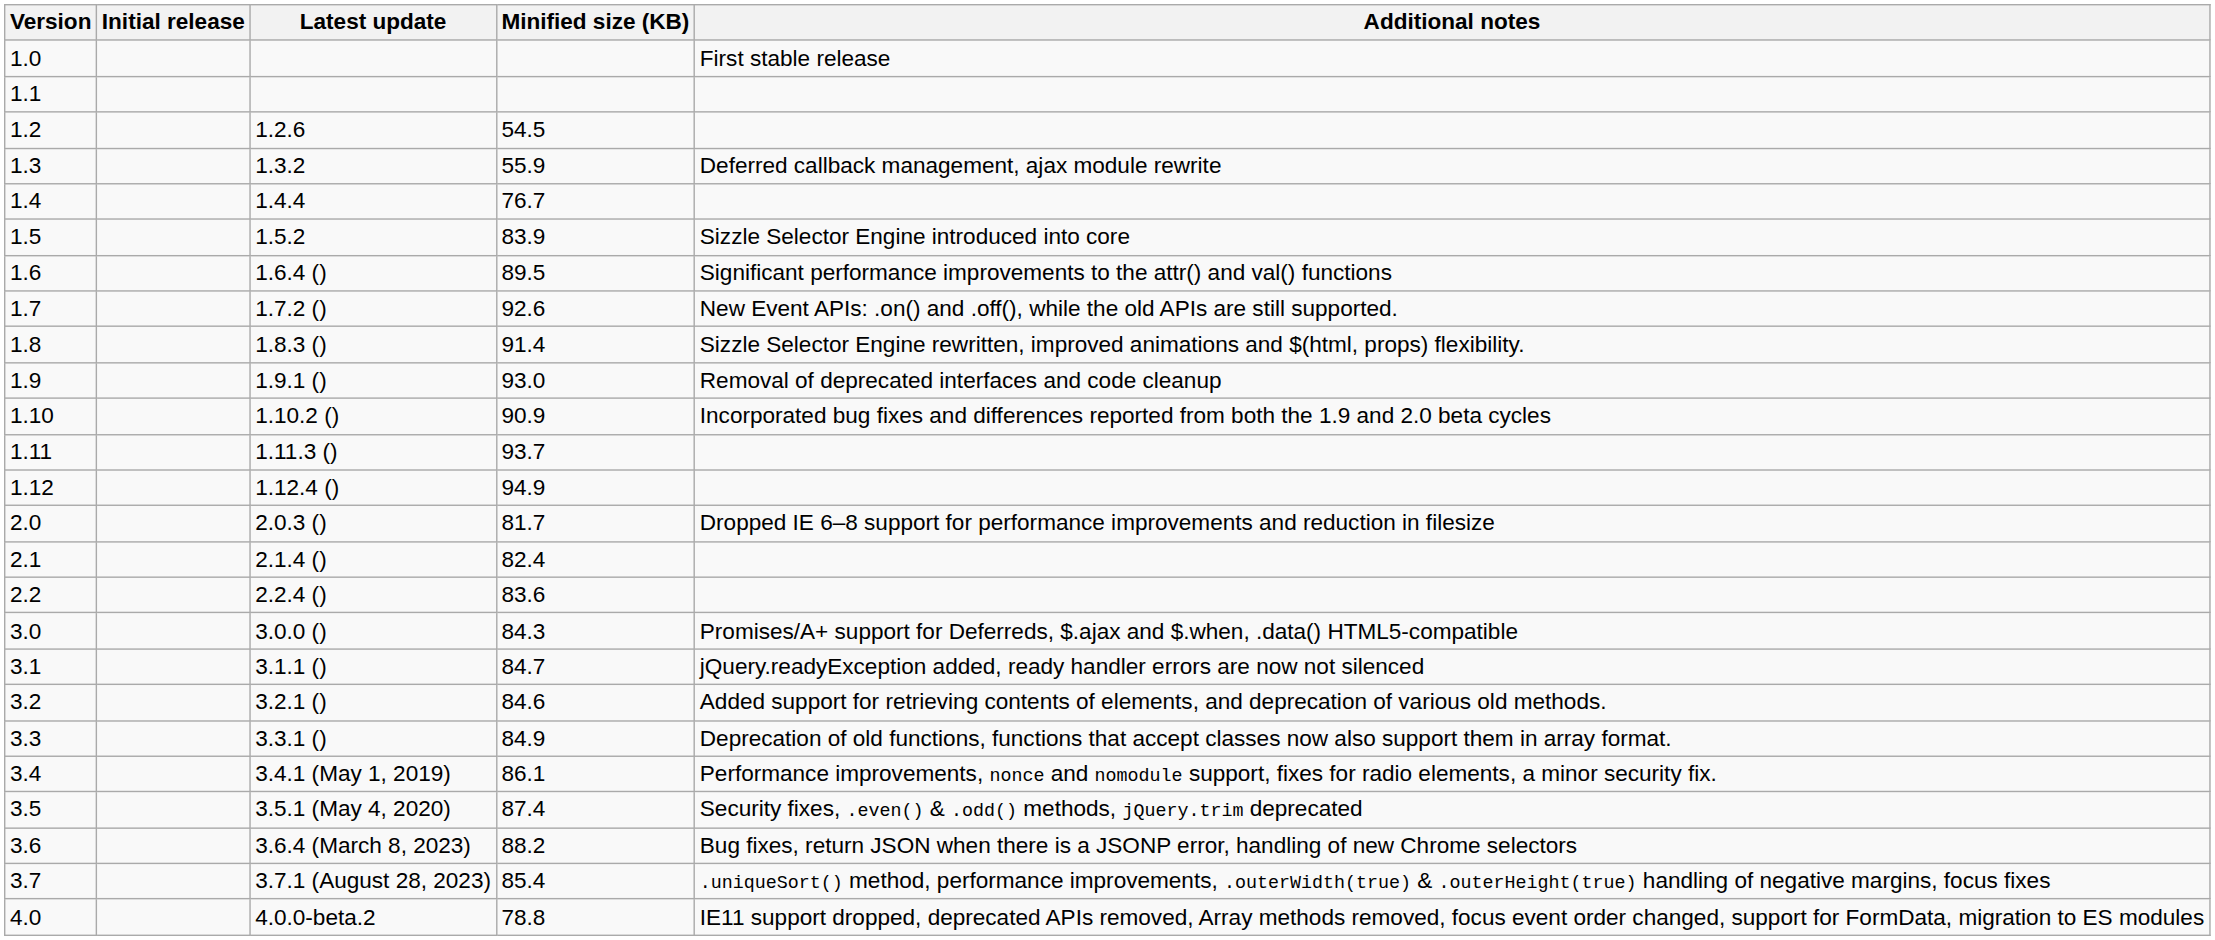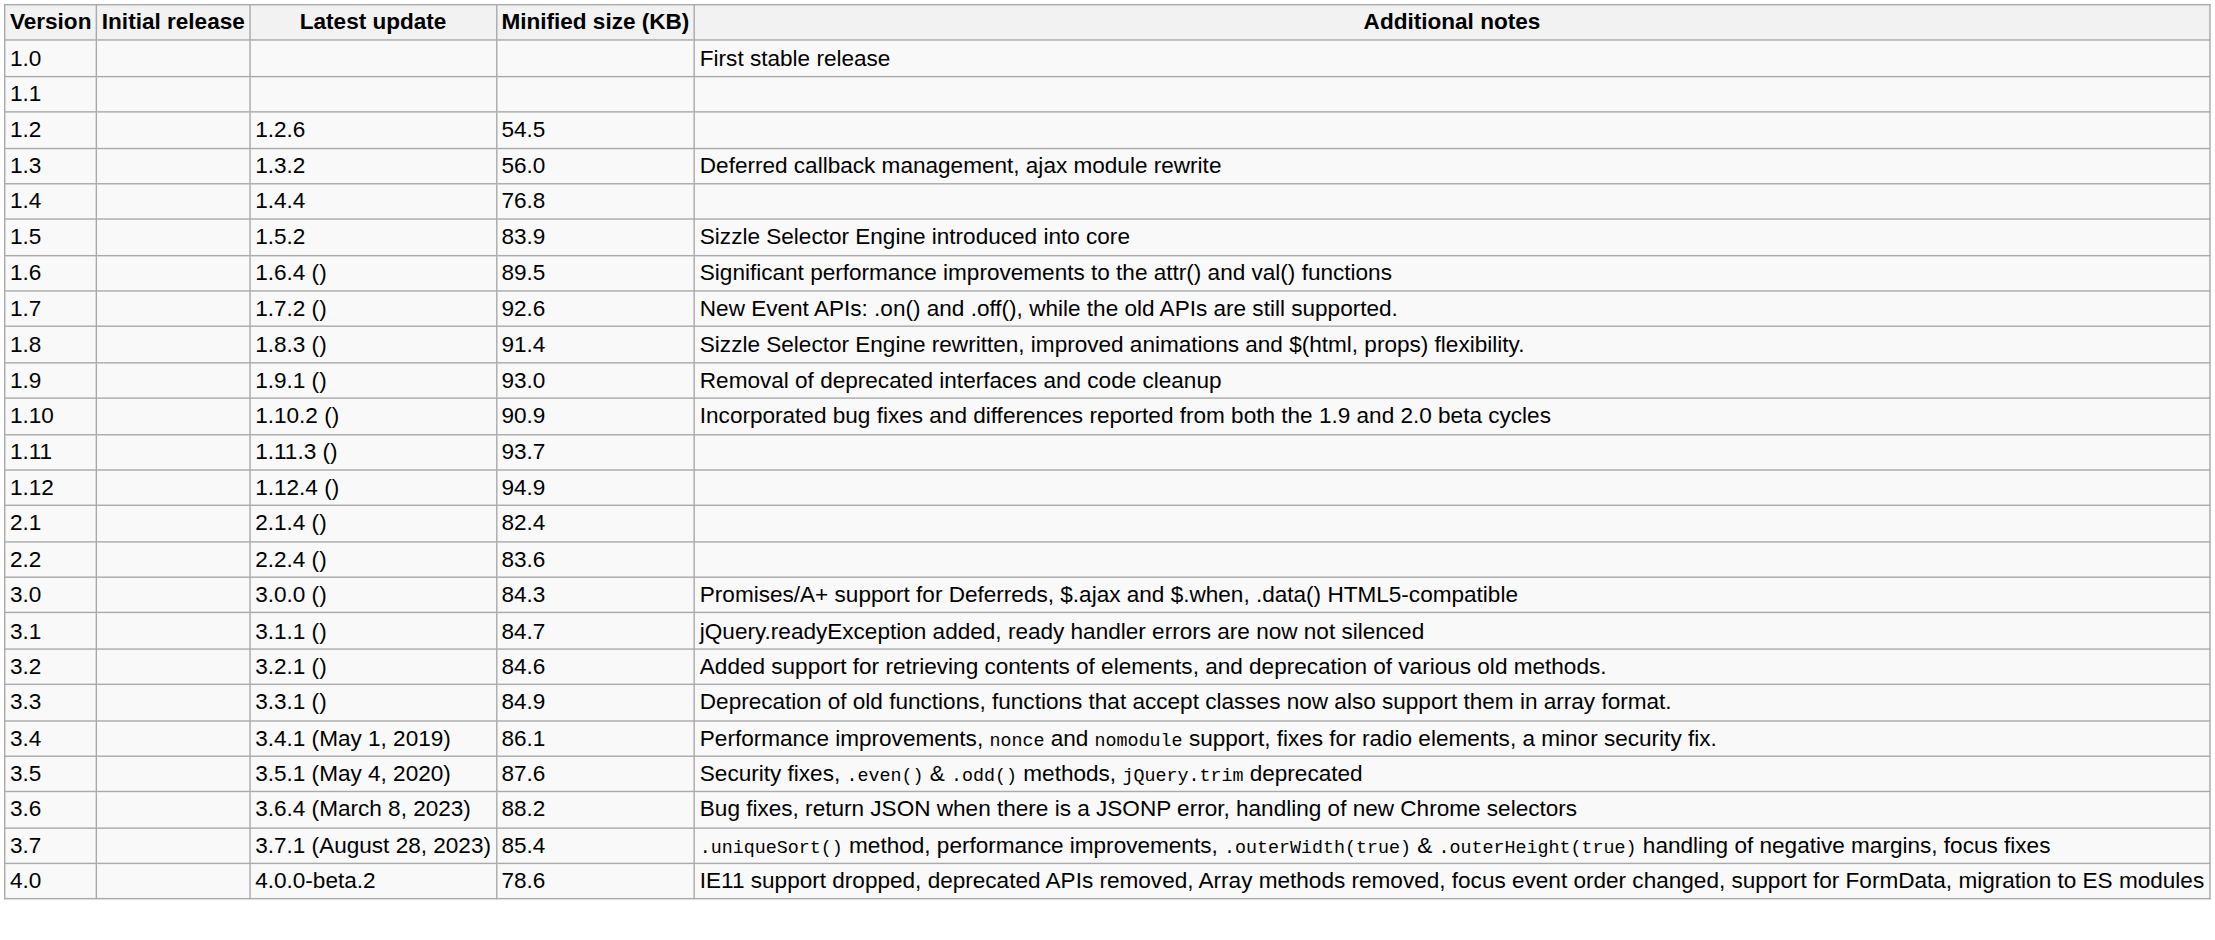(523, 165) 55.9 -> (523, 165) 56.0
(523, 201) 76.7 -> (523, 201) 76.8
- row: (26, 523)
(523, 809) 87.4 -> (523, 773) 87.6
(523, 916) 78.8 -> (523, 881) 78.6
